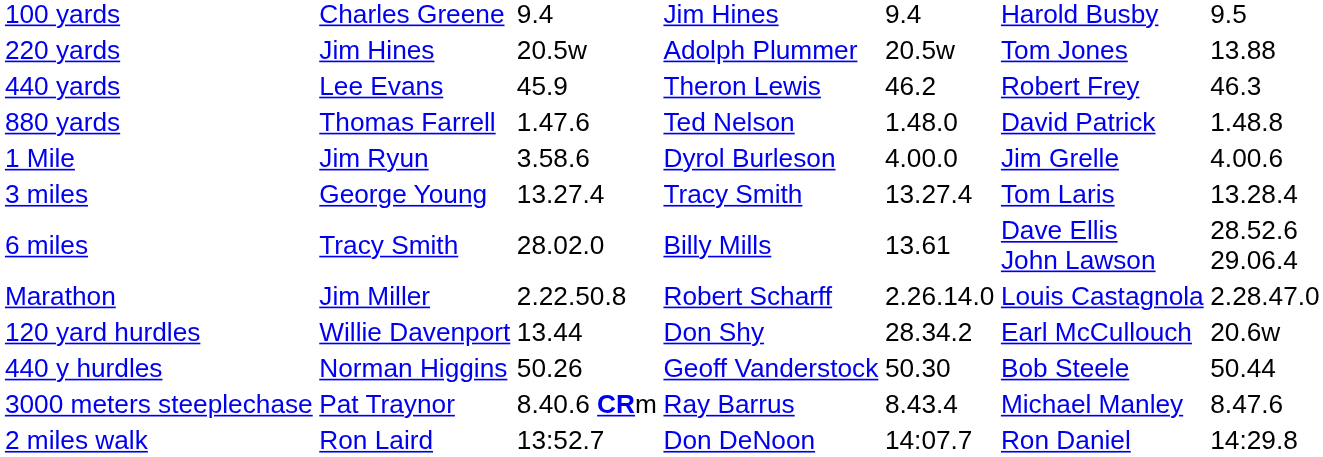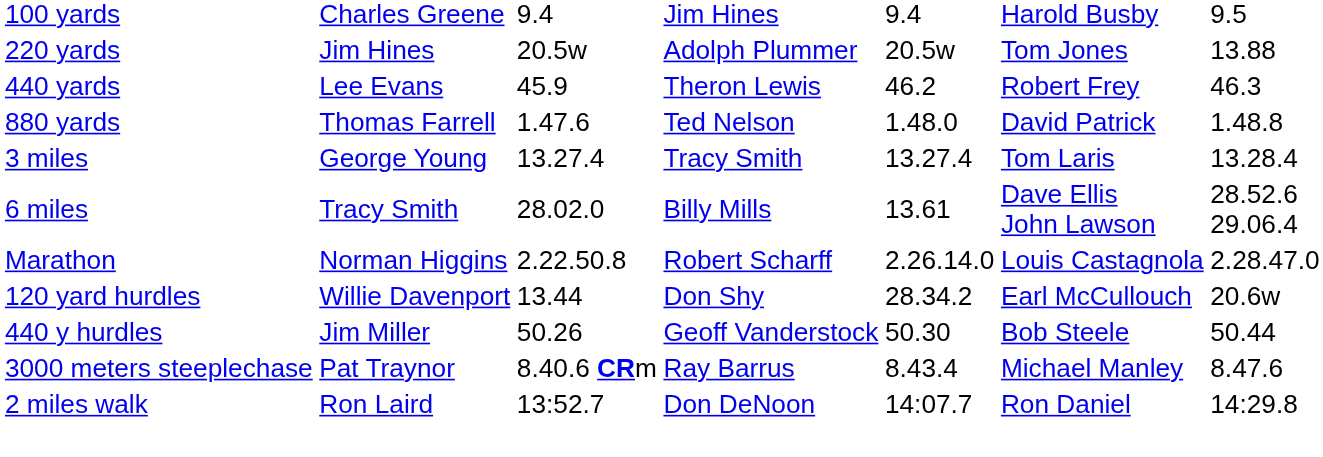- row: (40, 158)
(375, 296) Jim Miller -> (413, 260) Norman Higgins
(413, 368) Norman Higgins -> (375, 332) Jim Miller
